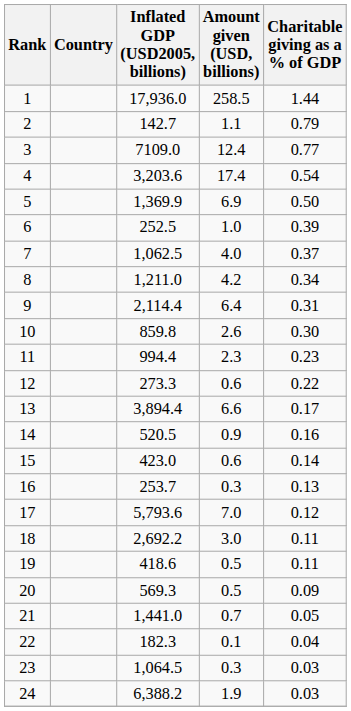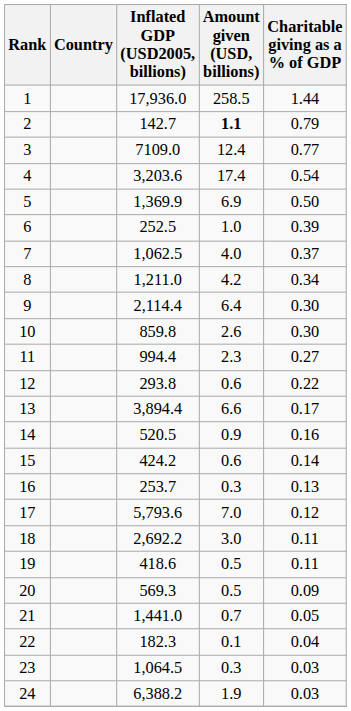(231, 124) normal -> (231, 124) bold
(305, 305) 0.31 -> (305, 305) 0.30
(305, 357) 0.23 -> (305, 357) 0.27
(158, 383) 273.3 -> (158, 383) 293.8
(158, 460) 423.0 -> (158, 460) 424.2
